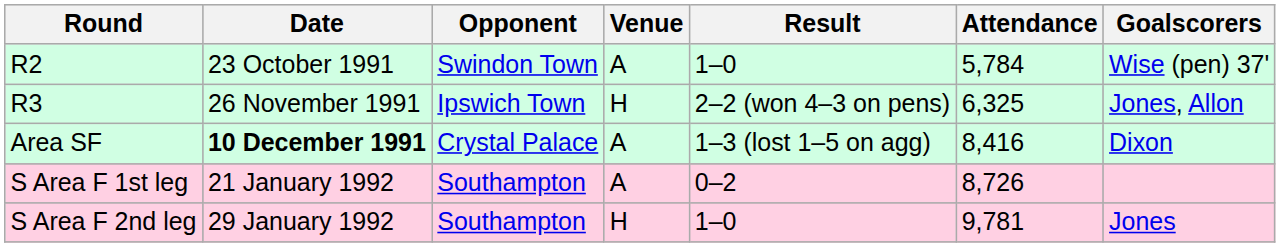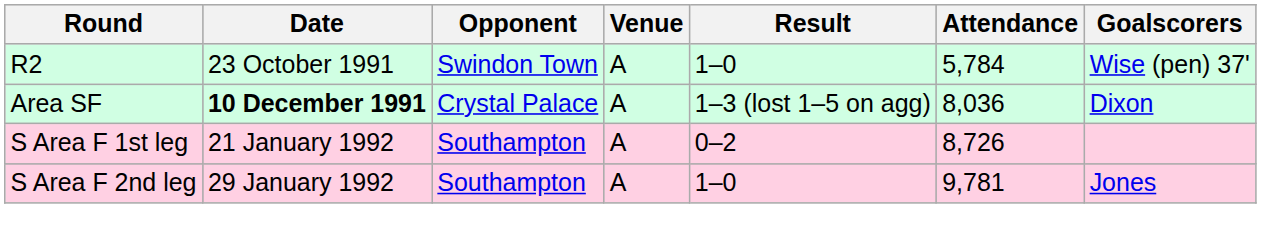- row: (26, 103)
(993, 143) 8,416 -> (973, 103) 8,036
(619, 222) H -> (618, 182) A
